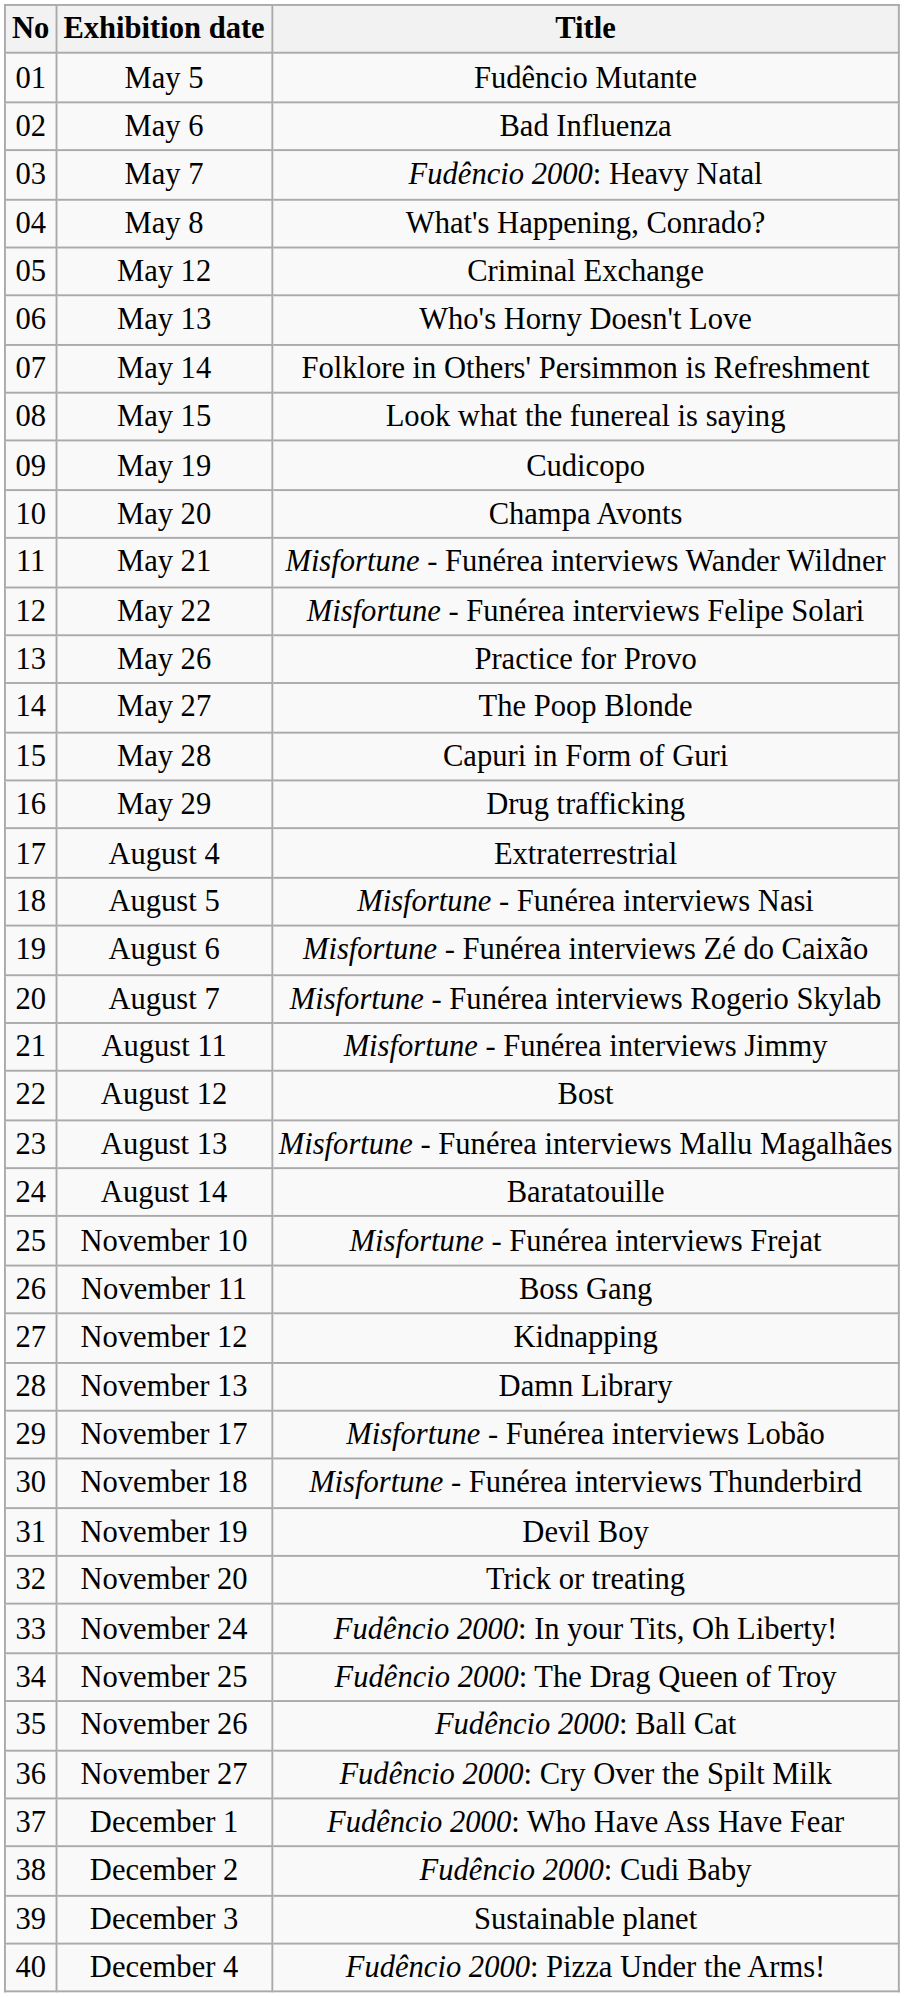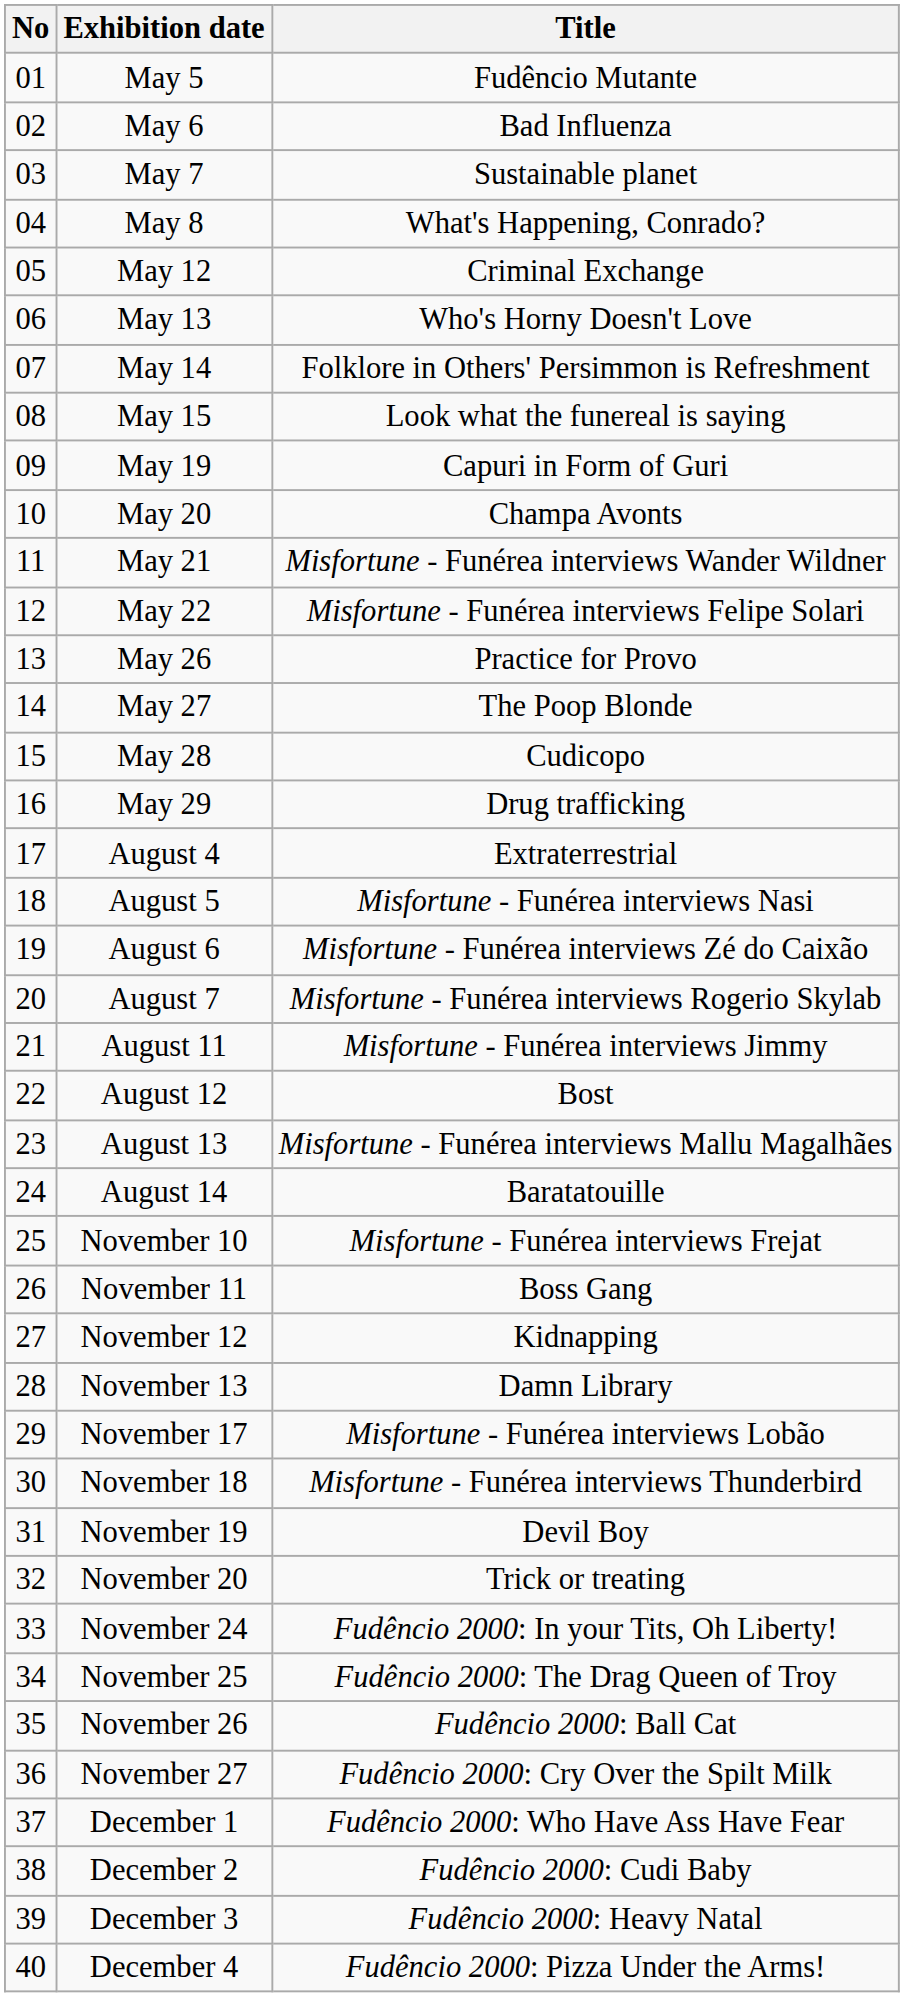(586, 174) Fudêncio 2000: Heavy Natal -> (586, 174) Sustainable planet
(586, 464) Cudicopo -> (586, 464) Capuri in Form of Guri
(586, 755) Capuri in Form of Guri -> (586, 755) Cudicopo
(586, 1918) Sustainable planet -> (586, 1918) Fudêncio 2000: Heavy Natal
